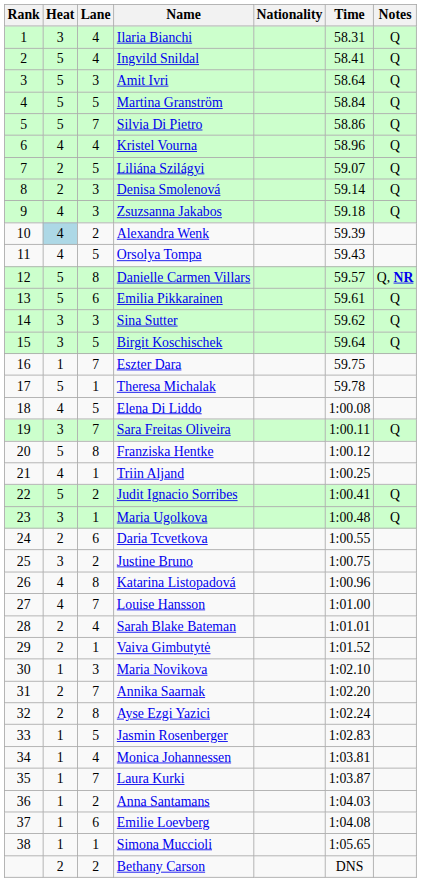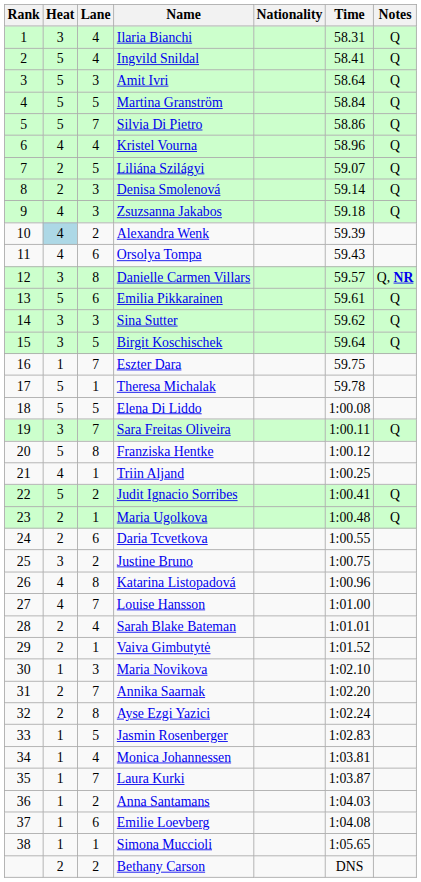(96, 255) 5 -> (96, 255) 6
(60, 277) 5 -> (60, 277) 3
(60, 408) 4 -> (60, 408) 5
(60, 517) 3 -> (60, 517) 2
